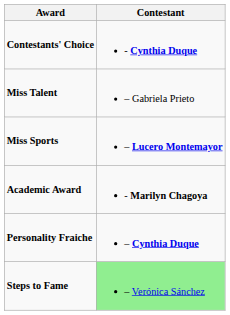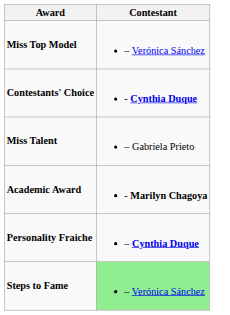+ row: (42, 44)
- row: (32, 141)
